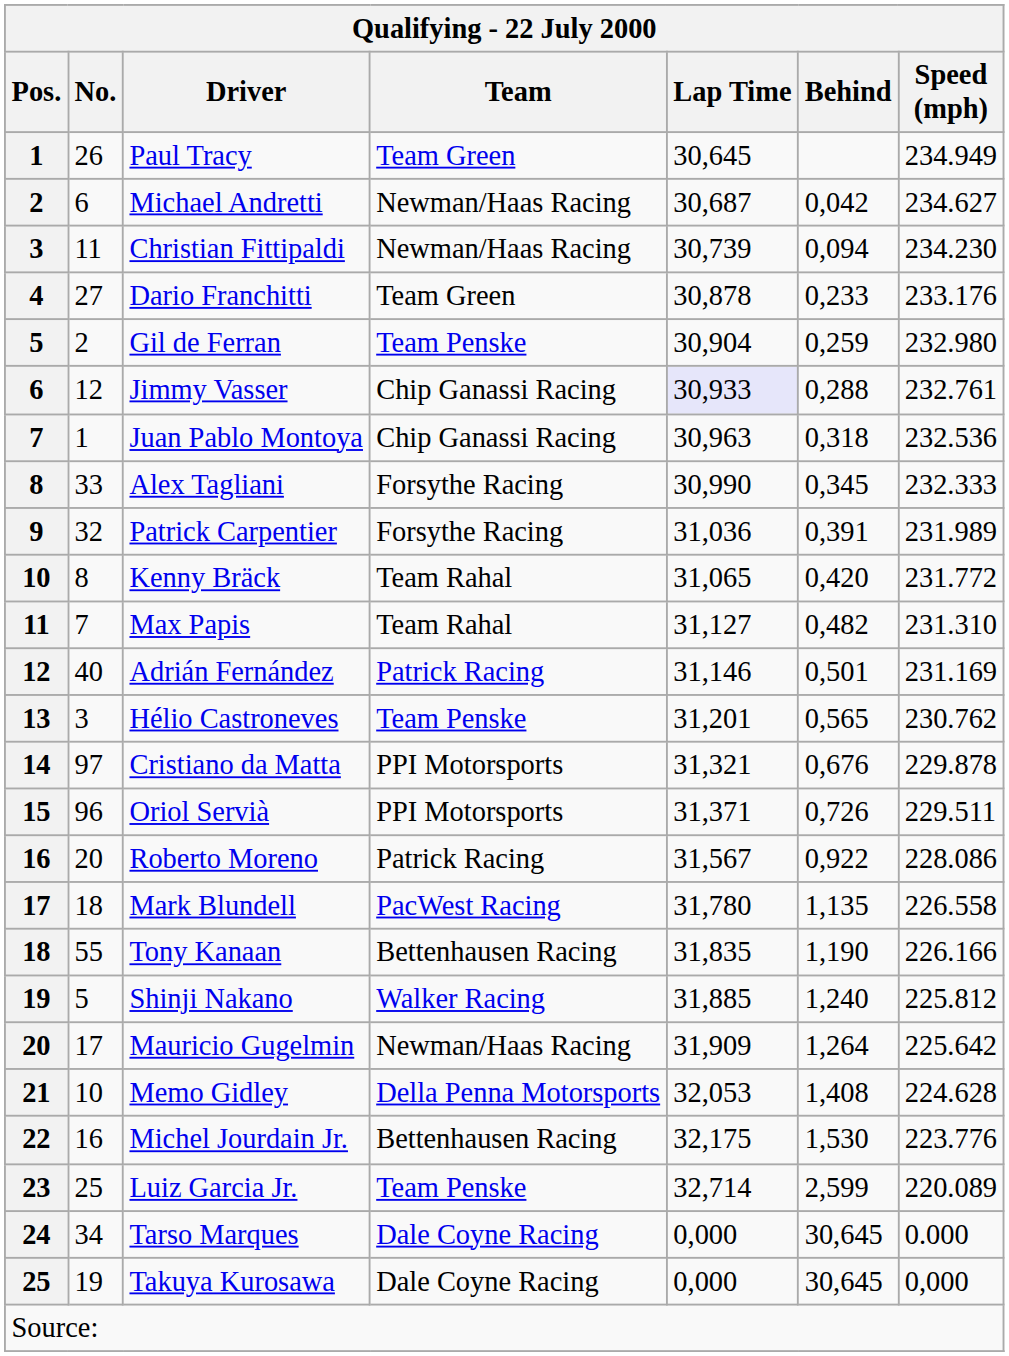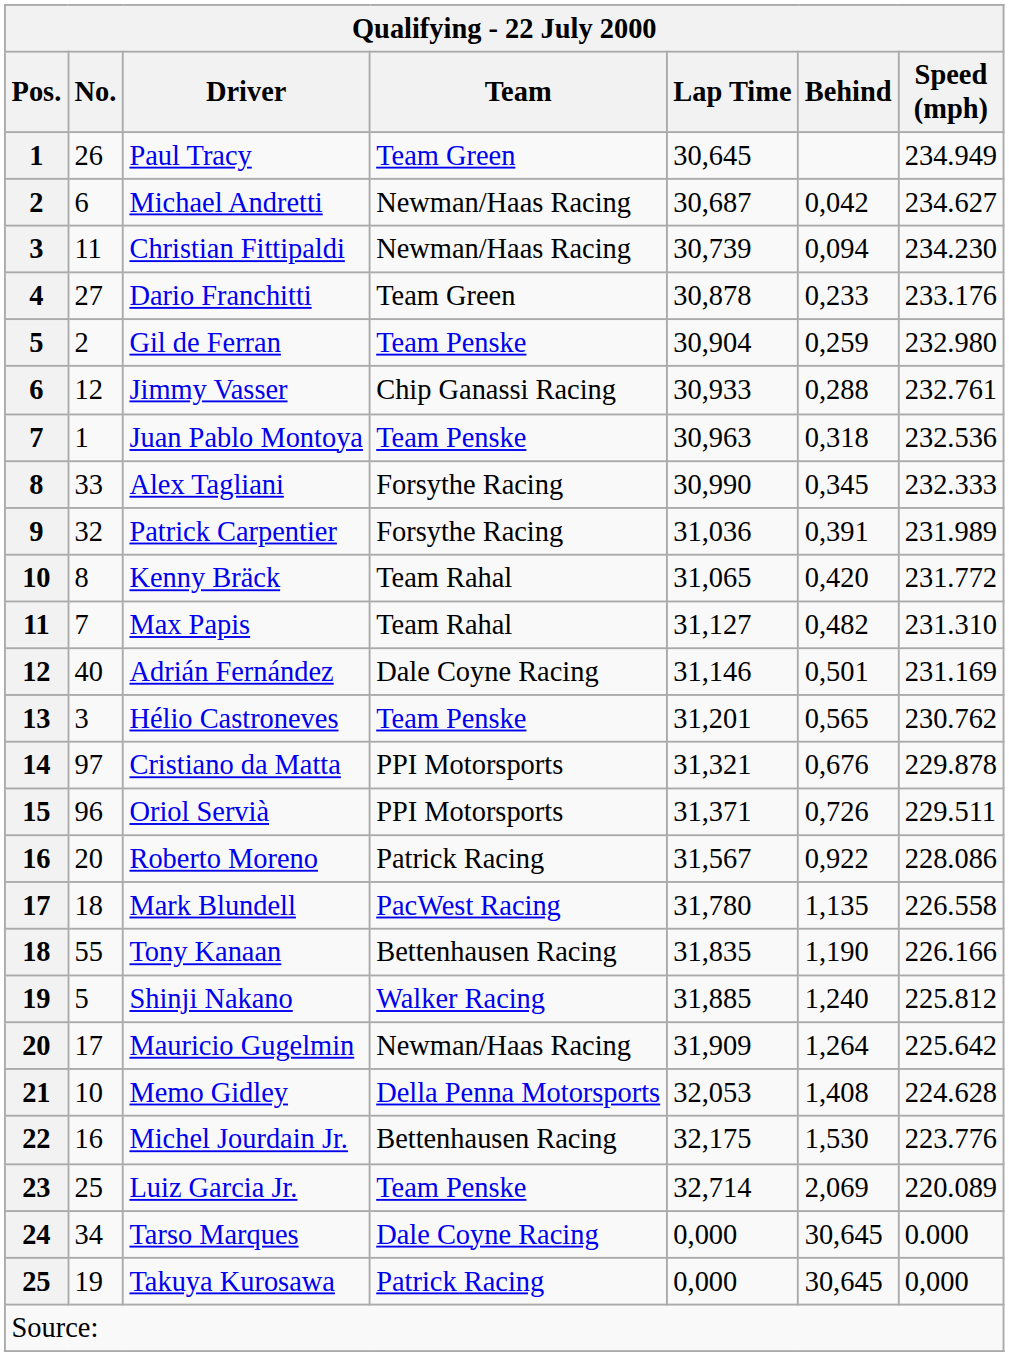(712, 389) lavender background -> (712, 389) no background
(496, 436) Chip Ganassi Racing -> (451, 436) Team Penske
(460, 671) Patrick Racing -> (487, 671) Dale Coyne Racing
(837, 1186) 2,599 -> (837, 1186) 2,069
(487, 1280) Dale Coyne Racing -> (460, 1280) Patrick Racing
